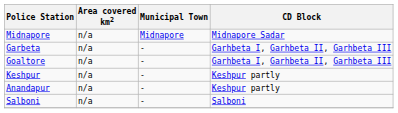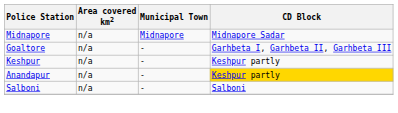- row: (23, 49)
(246, 88) no background -> (246, 75) gold background
